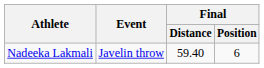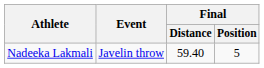(237, 53) 6 -> (237, 53) 5
